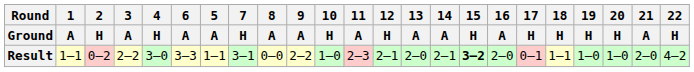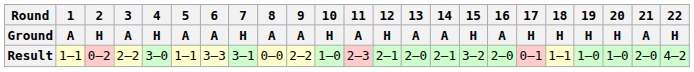columns swapped: (214, 35) <-> (186, 35)
(473, 56) bold -> (473, 56) normal
